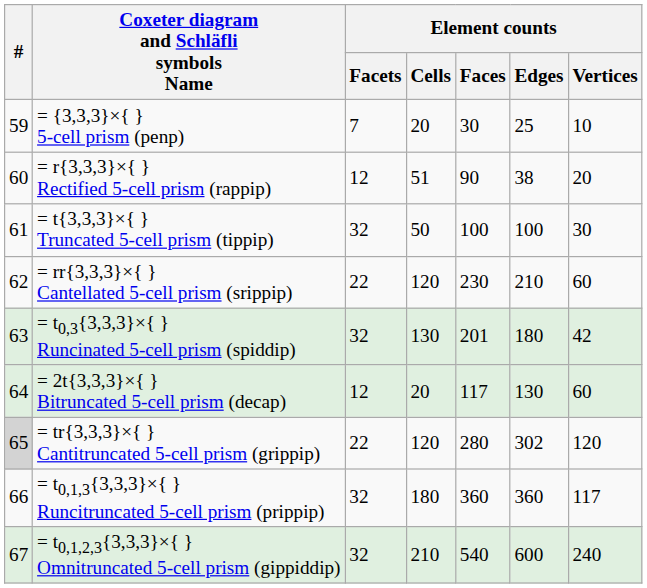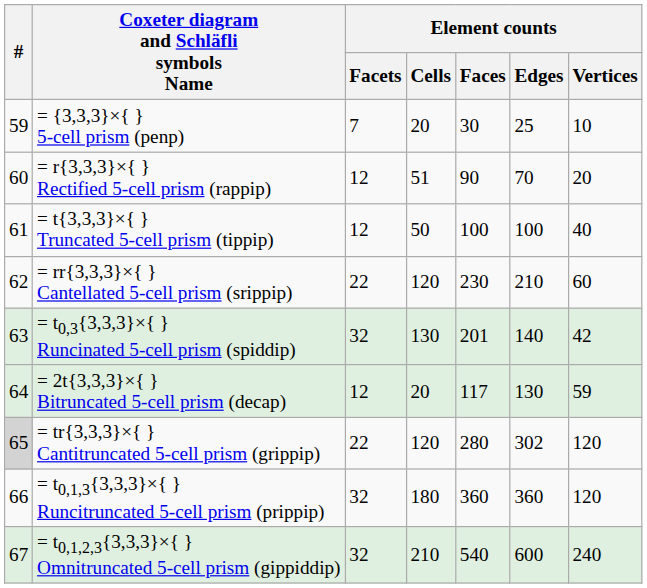(524, 177) 38 -> (524, 177) 70
(359, 229) 32 -> (359, 229) 12
(582, 229) 30 -> (582, 229) 40
(529, 336) 180 -> (529, 336) 140
(582, 391) 60 -> (582, 391) 59
(586, 497) 117 -> (587, 497) 120
